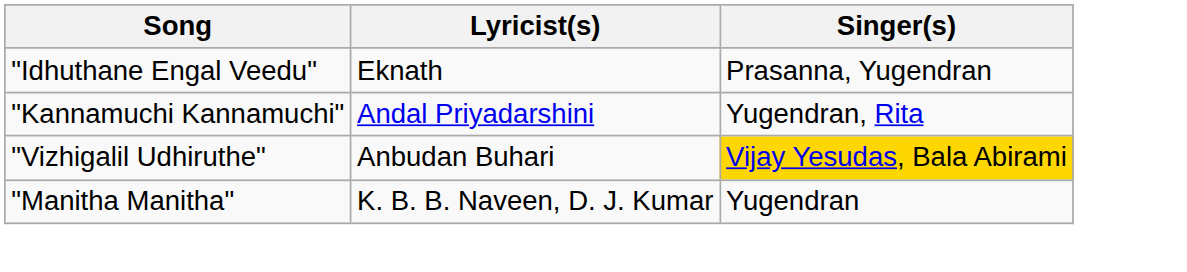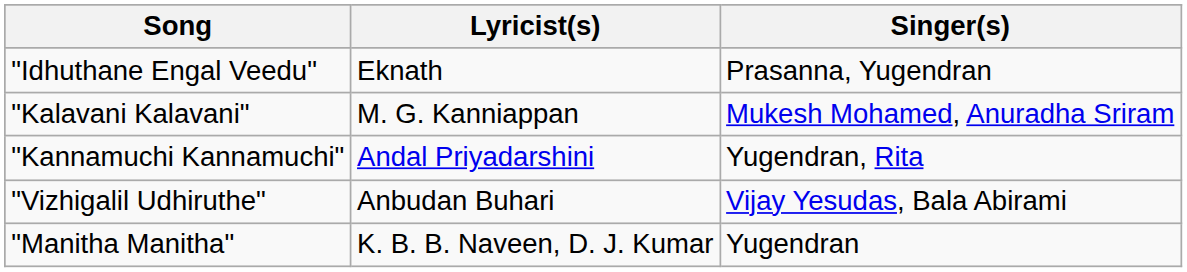+ row: (130, 113)
(896, 157) gold background -> (896, 200) no background
